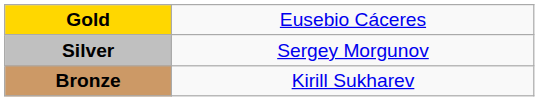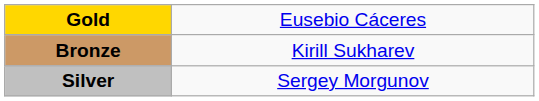rows swapped: (88, 50) <-> (88, 80)
